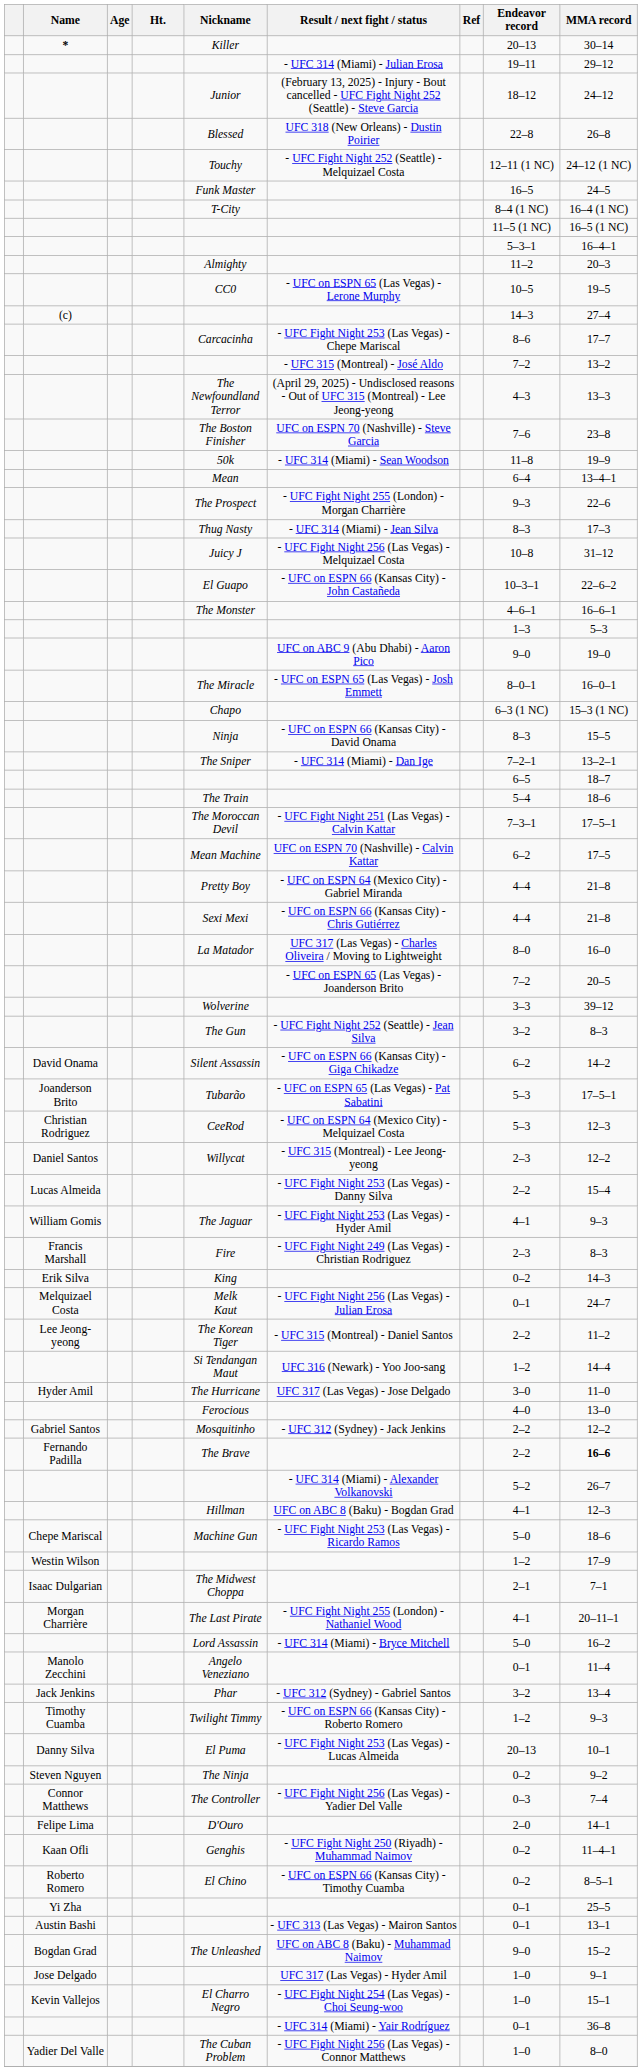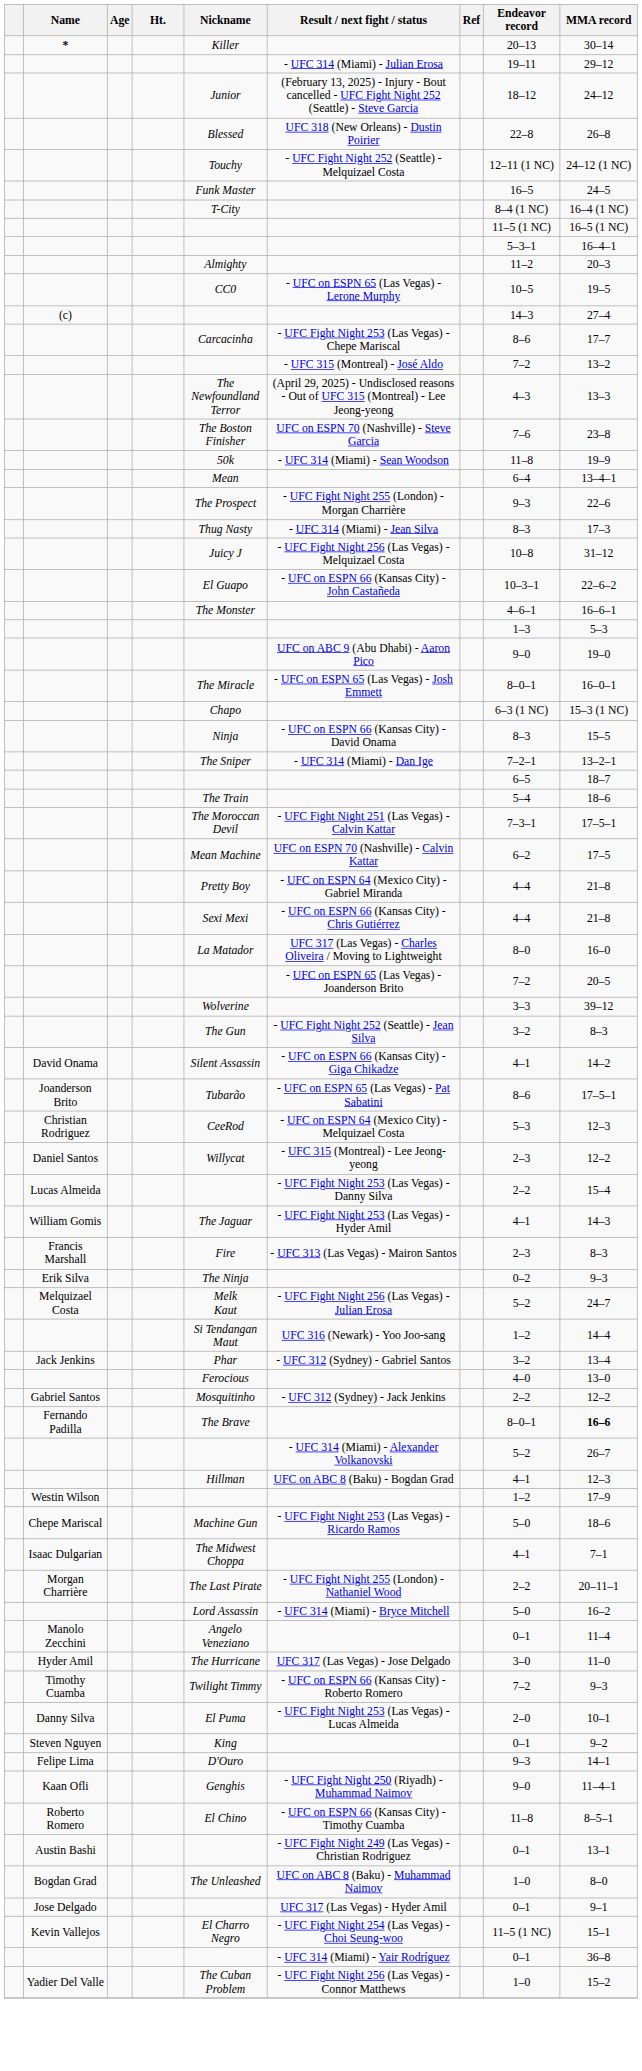(522, 1063) 6–2 -> (522, 1063) 4–1
(522, 1095) 5–3 -> (522, 1095) 8–6
(599, 1221) 9–3 -> (599, 1221) 14–3
(364, 1253) - UFC Fight Night 249 (Las Vegas) - Christian Rodriguez -> (364, 1253) - UFC 313 (Las Vegas) - Mairon Santos
(225, 1278) King -> (225, 1278) The Ninja
(599, 1278) 14–3 -> (599, 1278) 9–3
(522, 1303) 0–1 -> (522, 1303) 5–2
- row: (14, 1335)
rows swapped: (14, 1693) <-> (14, 1392)
(522, 1454) 2–2 -> (522, 1422) 8–0–1
rows swapped: (14, 1536) <-> (14, 1561)
(522, 1586) 2–1 -> (522, 1554) 4–1
(522, 1617) 4–1 -> (522, 1586) 2–2
(522, 1718) 1–2 -> (522, 1686) 7–2
(522, 1749) 20–13 -> (522, 1718) 2–0
(225, 1775) The Ninja -> (225, 1743) King
(522, 1775) 0–2 -> (522, 1743) 0–1
- row: (14, 1800)
(522, 1825) 2–0 -> (522, 1761) 9–3
(522, 1850) 0–2 -> (522, 1787) 9–0
(522, 1882) 0–2 -> (522, 1818) 11–8
- row: (14, 1907)
(364, 1925) - UFC 313 (Las Vegas) - Mairon Santos -> (364, 1850) - UFC Fight Night 249 (Las Vegas) - Christian Rodriguez
(522, 1950) 9–0 -> (522, 1882) 1–0
(599, 1950) 15–2 -> (599, 1882) 8–0
(522, 1975) 1–0 -> (522, 1907) 0–1
(522, 2000) 1–0 -> (522, 1932) 11–5 (1 NC)
(599, 2051) 8–0 -> (599, 1982) 15–2
